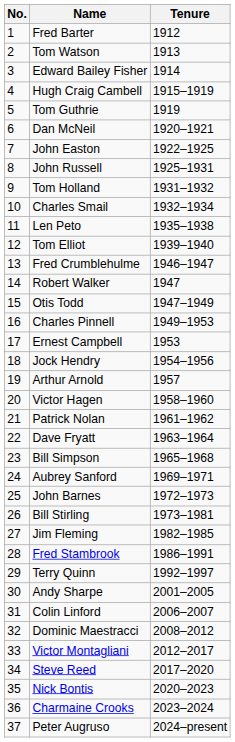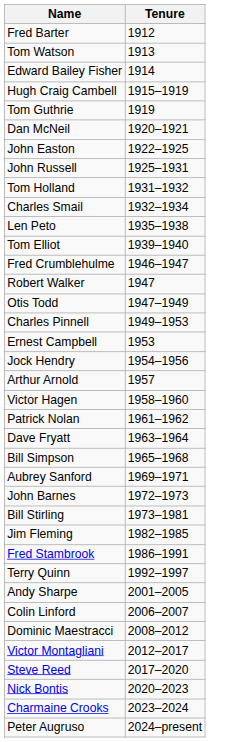- column: (17, 14)
